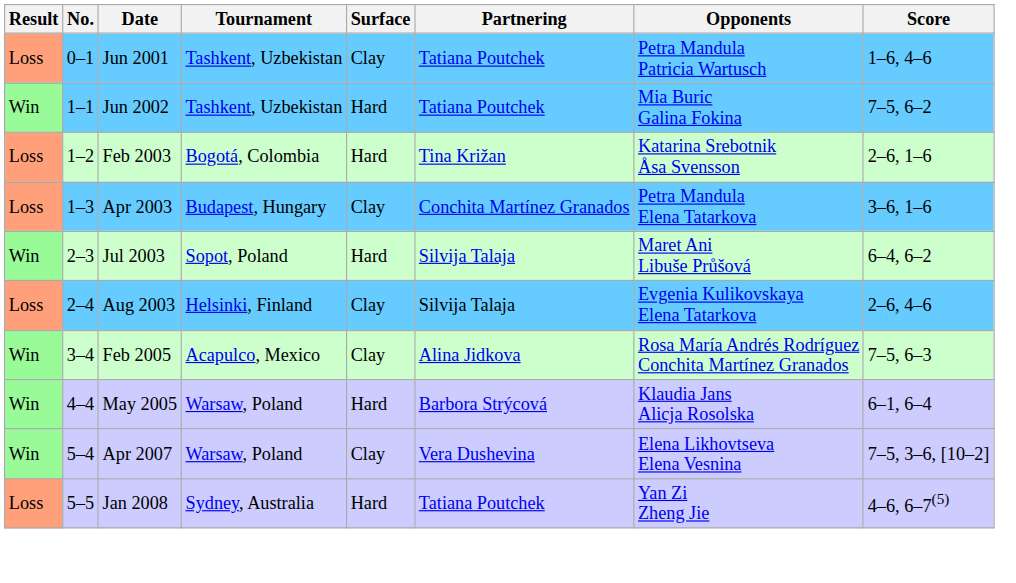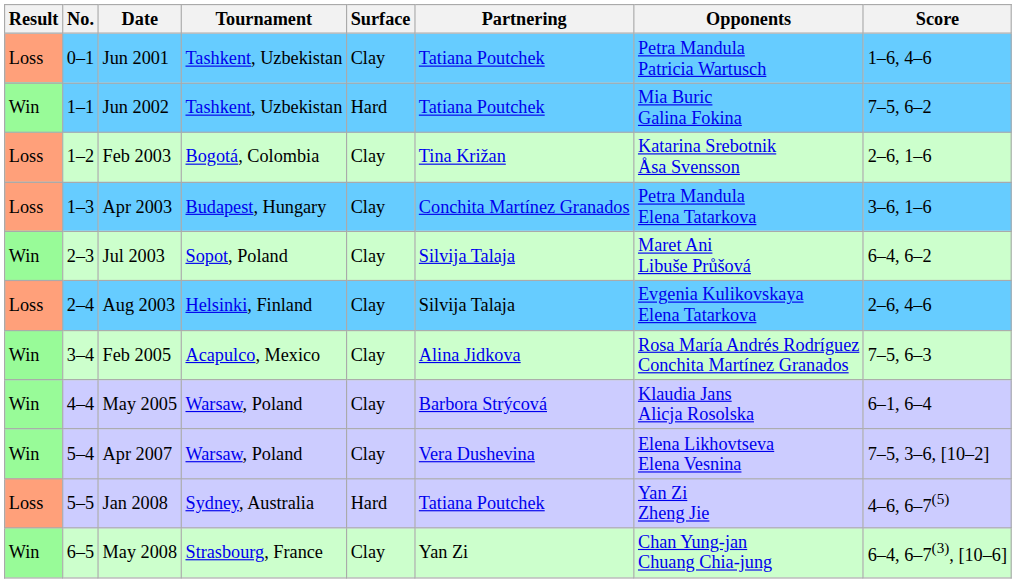(369, 157) Hard -> (368, 157) Clay
(369, 255) Hard -> (368, 255) Clay
(369, 404) Hard -> (368, 404) Clay
+ row: (140, 552)
